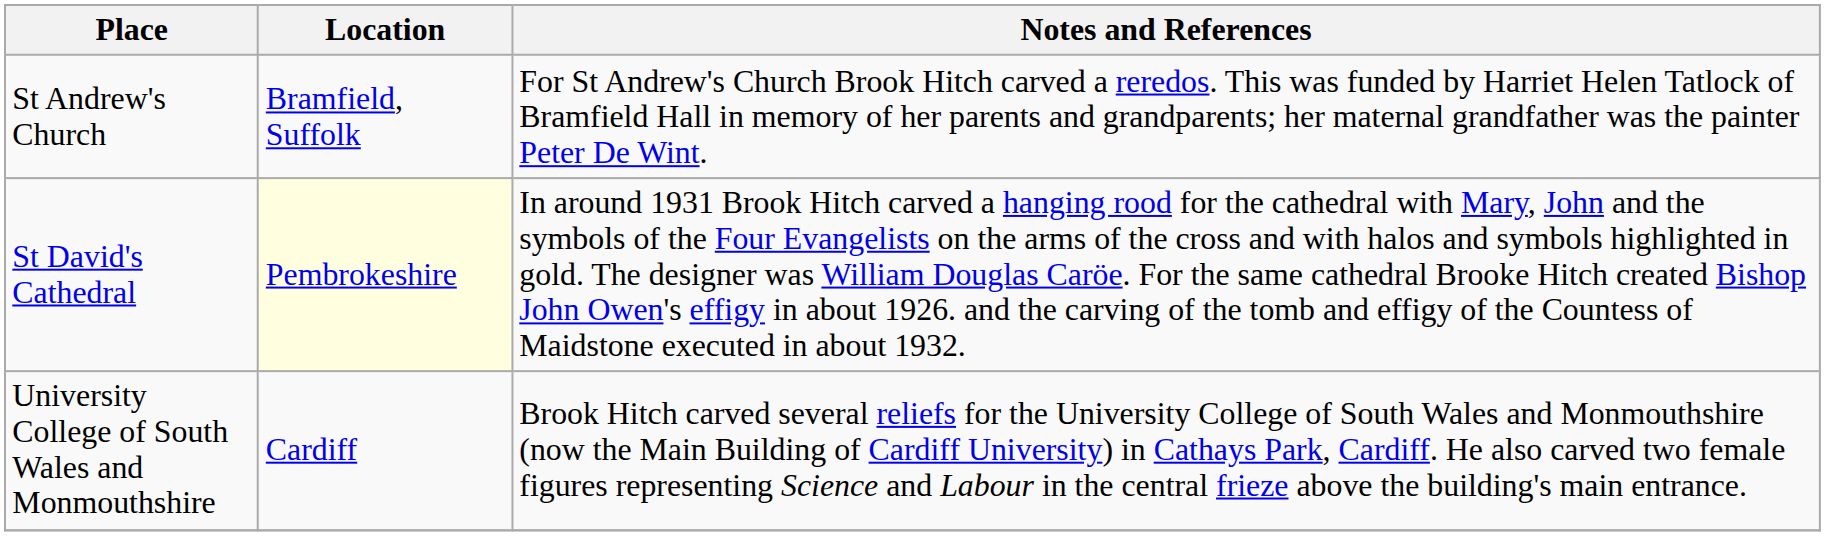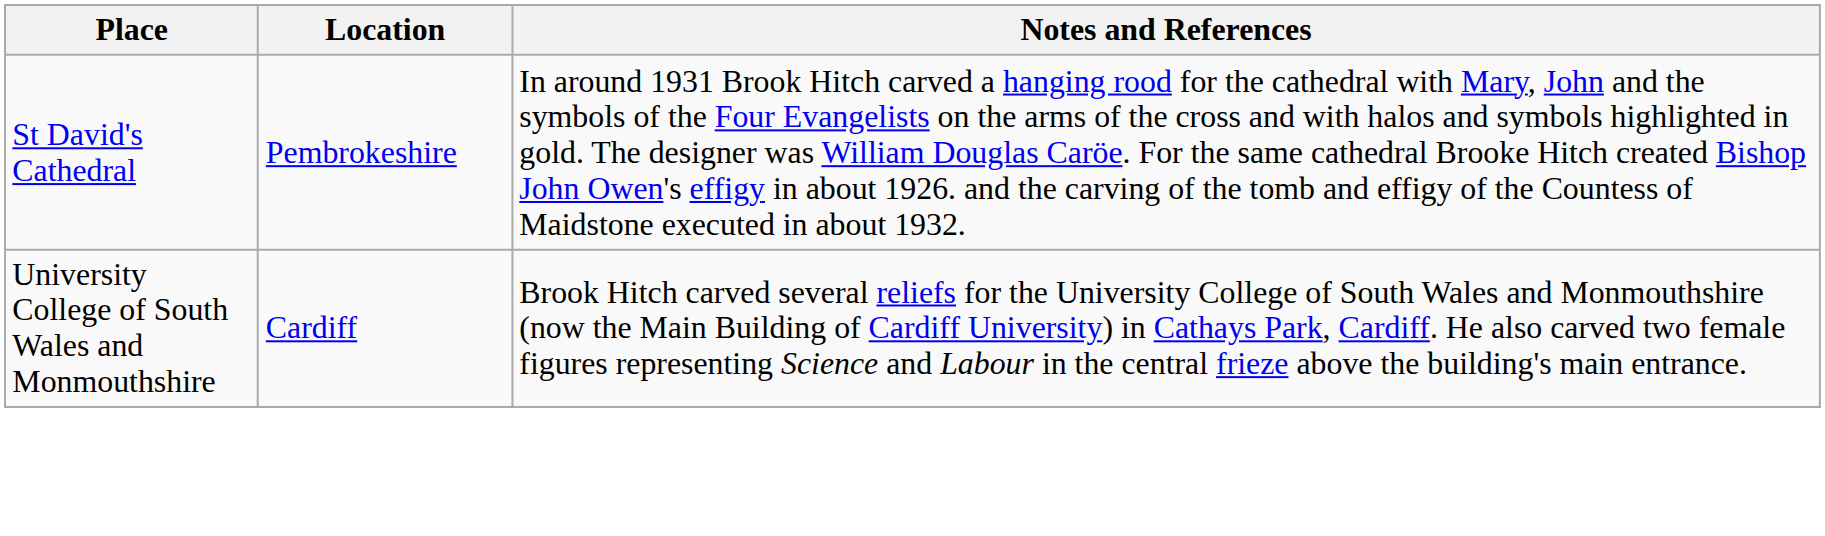- row: (89, 116)
(361, 274) lightyellow background -> (361, 151) no background
